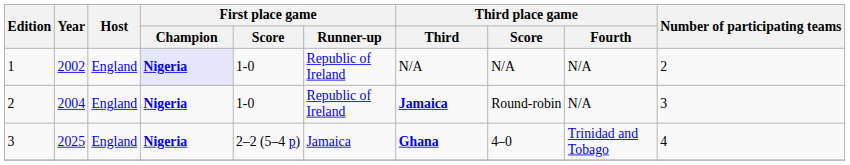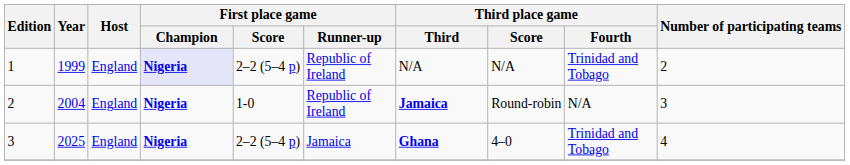(71, 66) 2002 -> (71, 66) 1999
(245, 66) 1-0 -> (268, 66) 2–2 (5–4 p)
(580, 66) N/A -> (603, 66) Trinidad and Tobago
